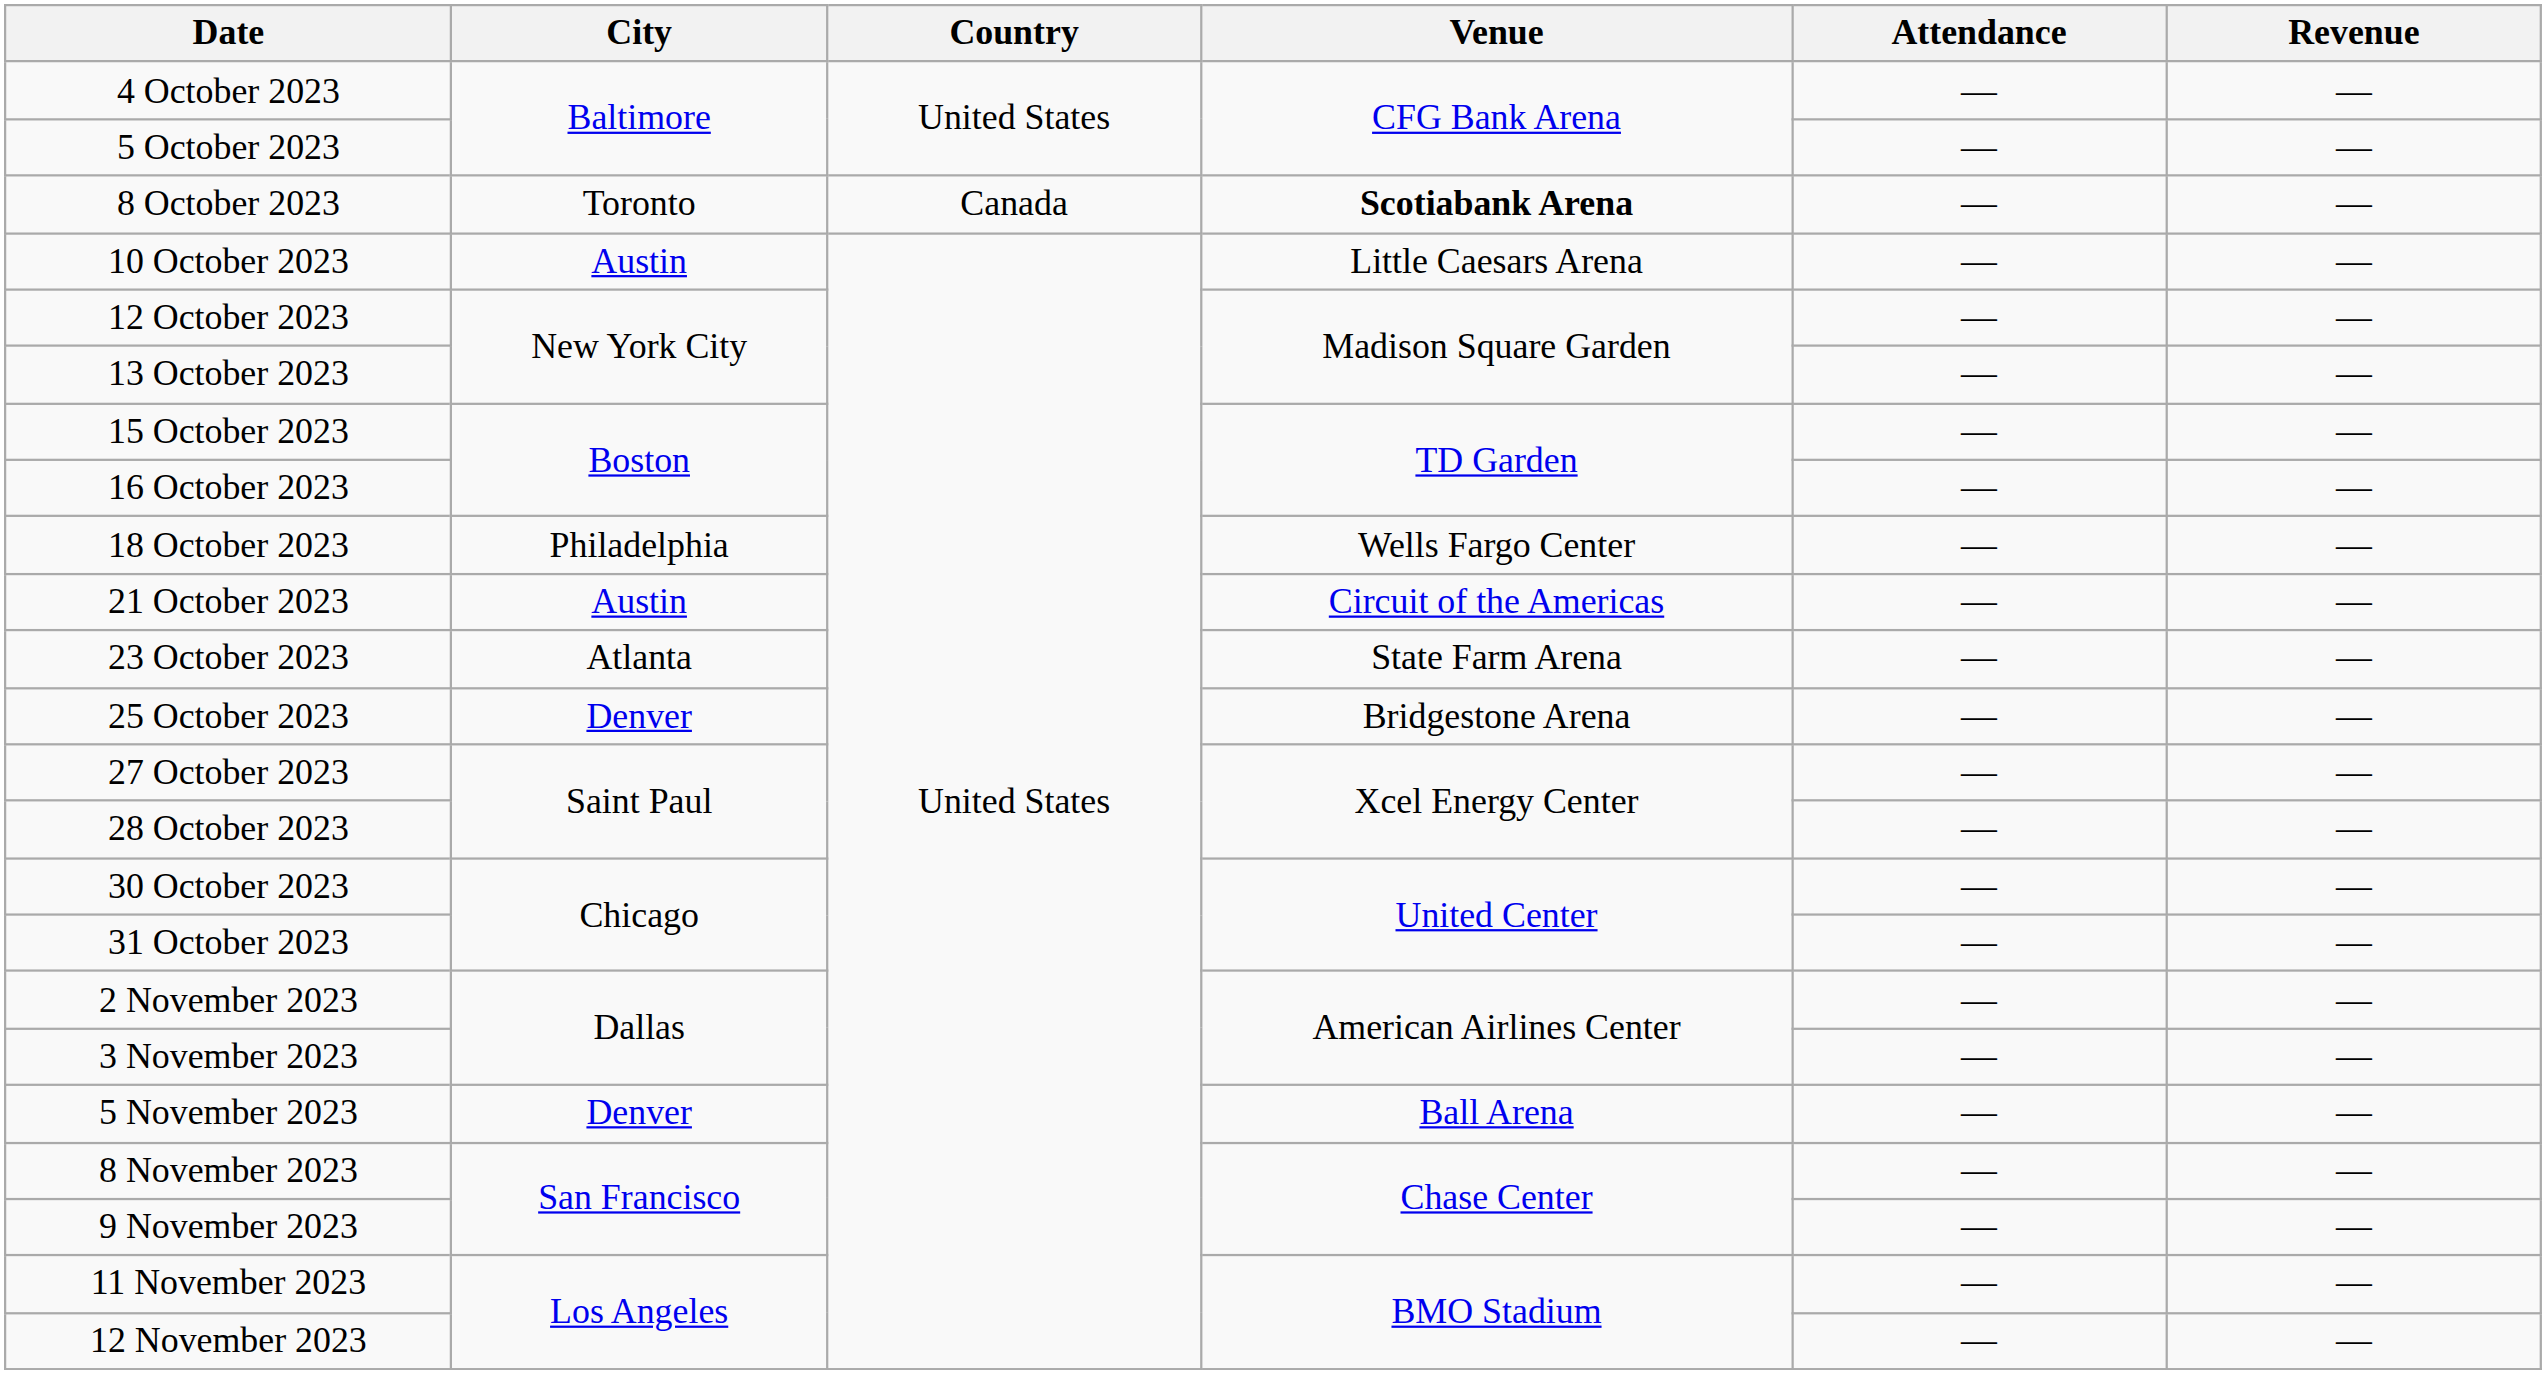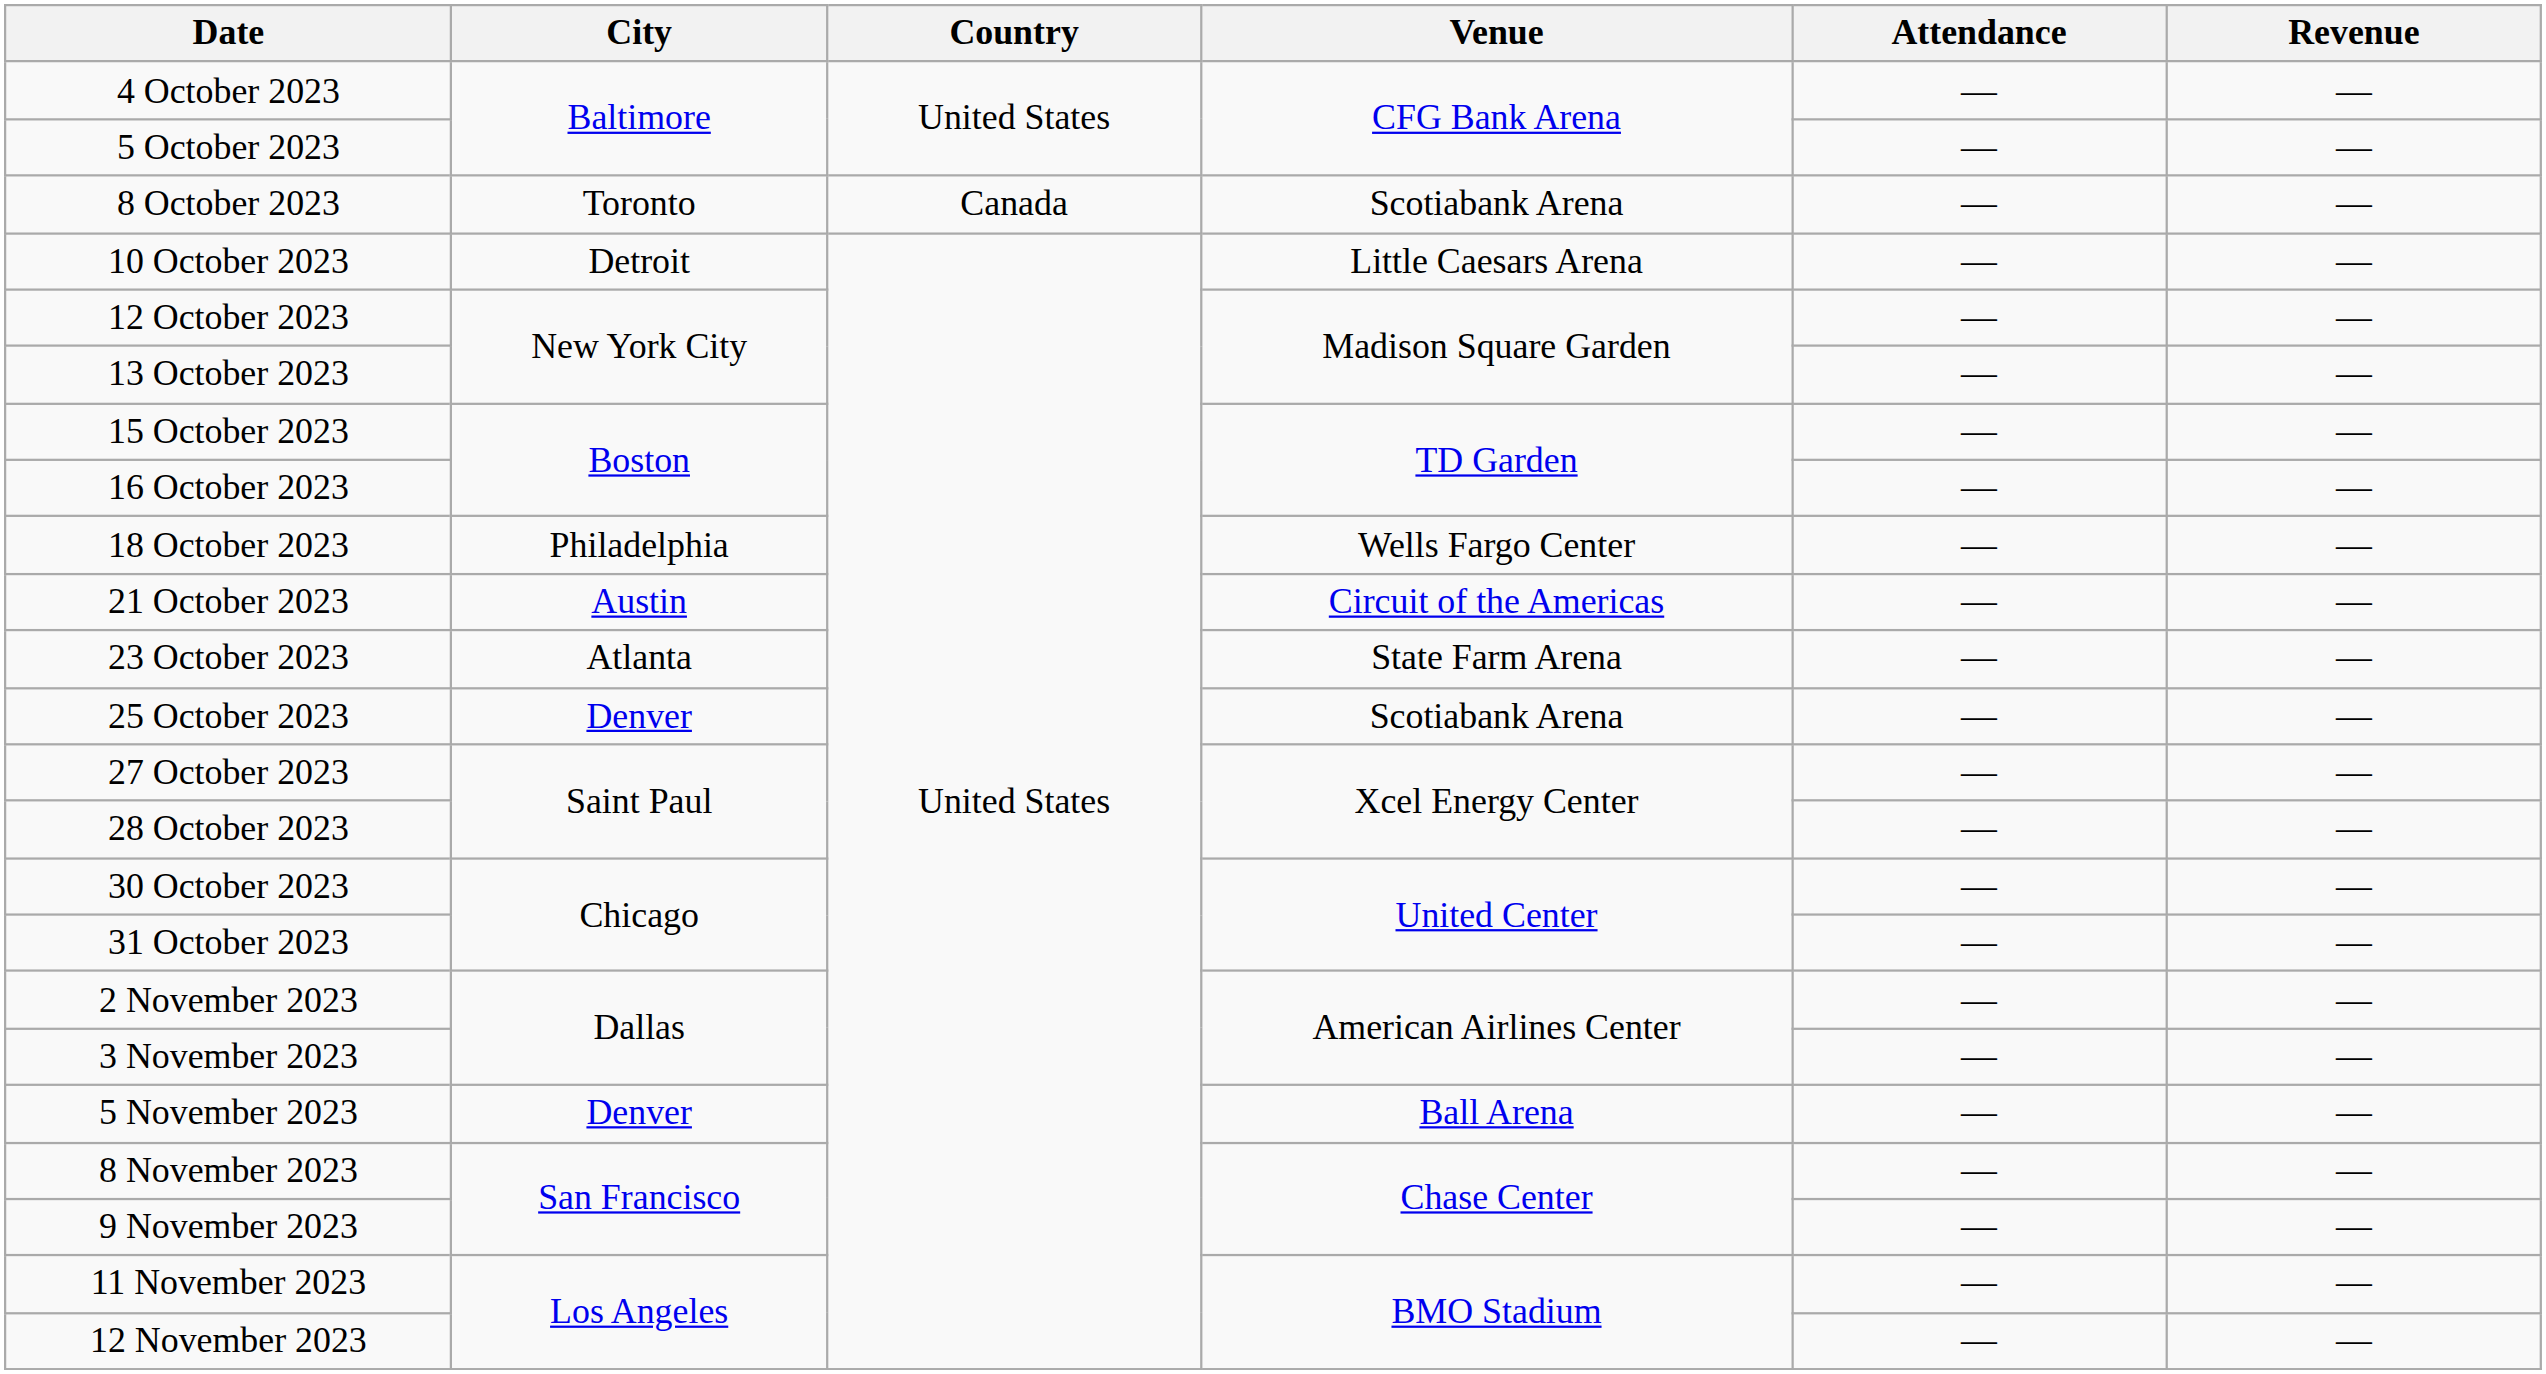(1497, 203) bold -> (1497, 203) normal
(639, 260) Austin -> (639, 260) Detroit
(1497, 714) Bridgestone Arena -> (1497, 714) Scotiabank Arena
